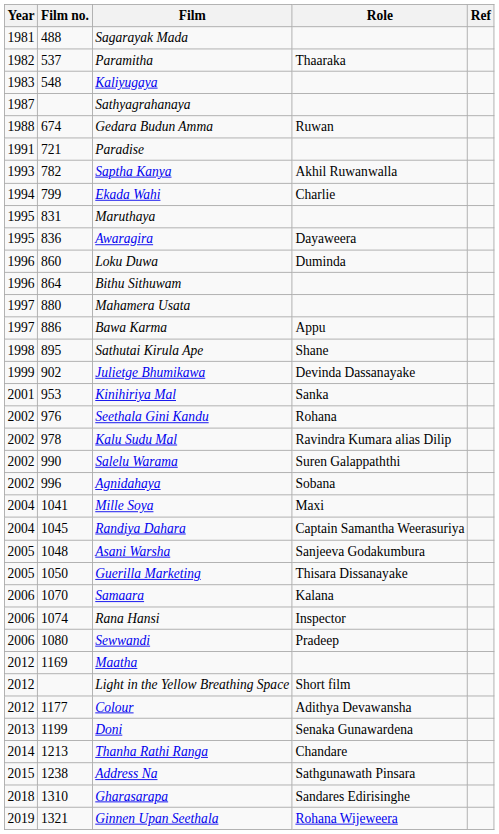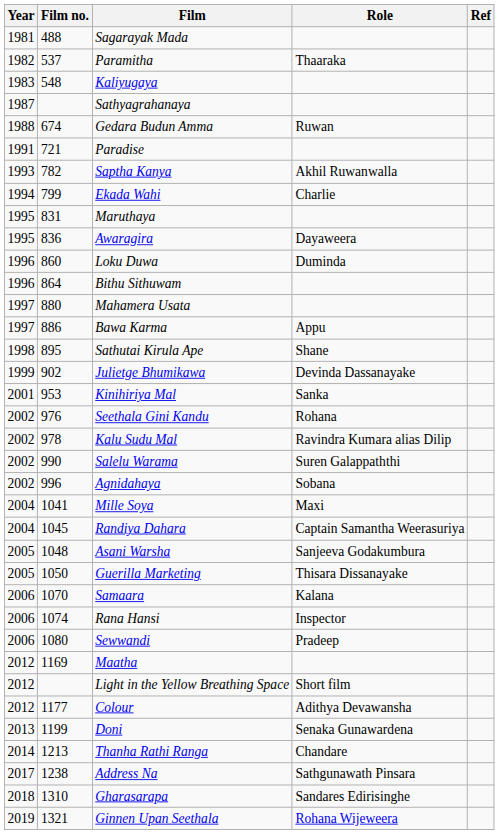(21, 774) 2015 -> (21, 774) 2017
